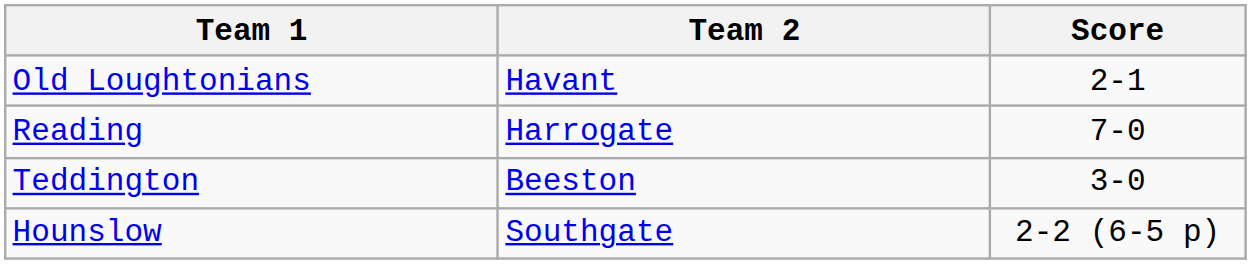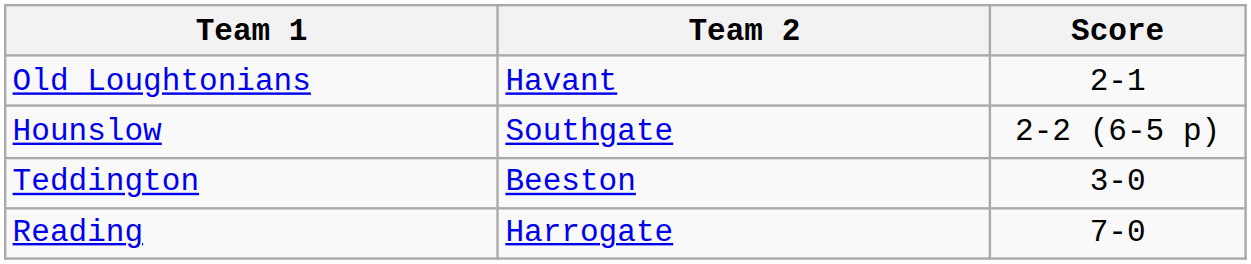rows swapped: (78, 132) <-> (87, 233)
